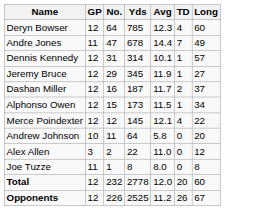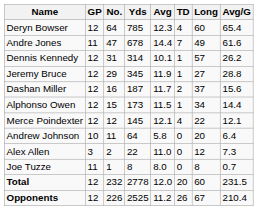+ column: (237, 12)
